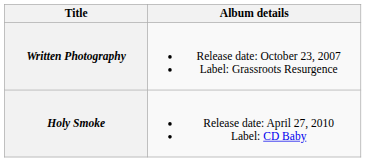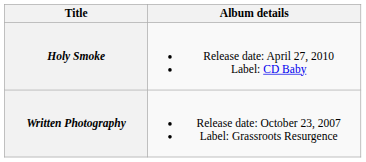rows swapped: (76, 56) <-> (76, 123)
